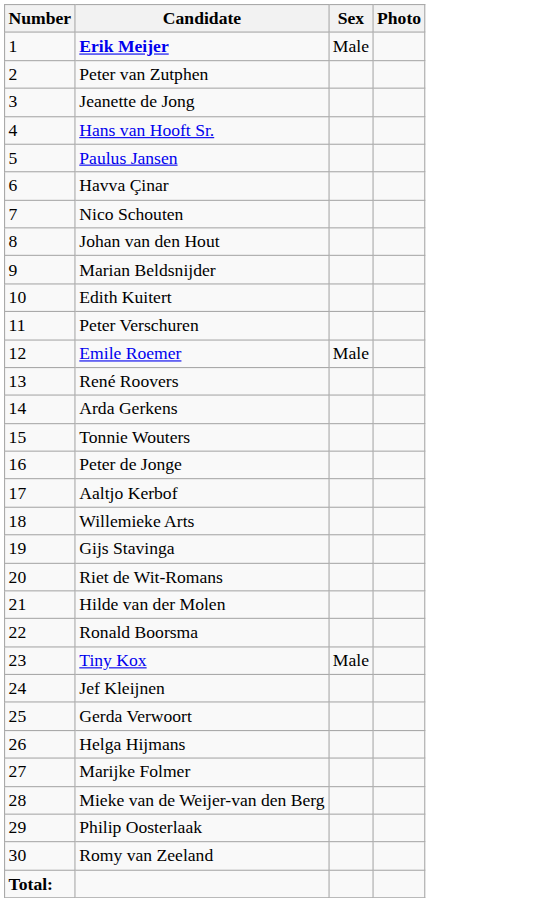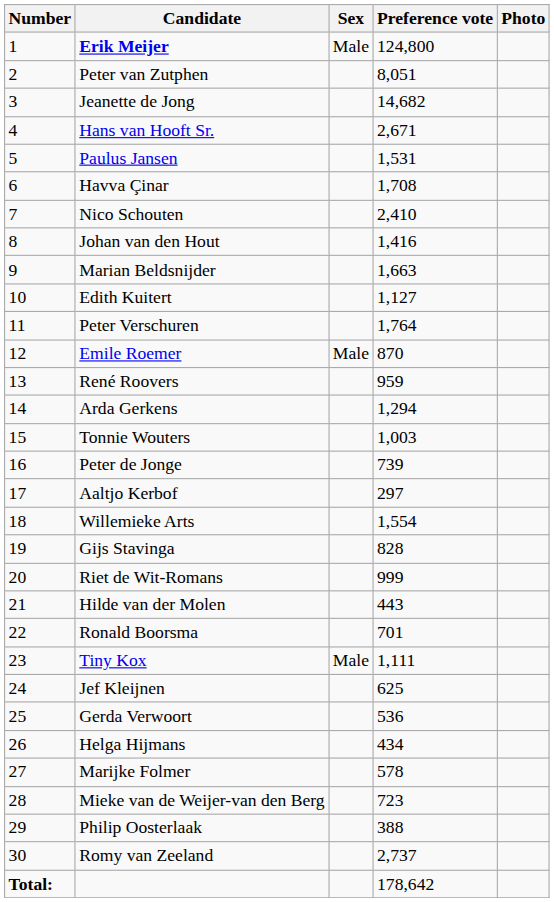+ column: (435, 18)
